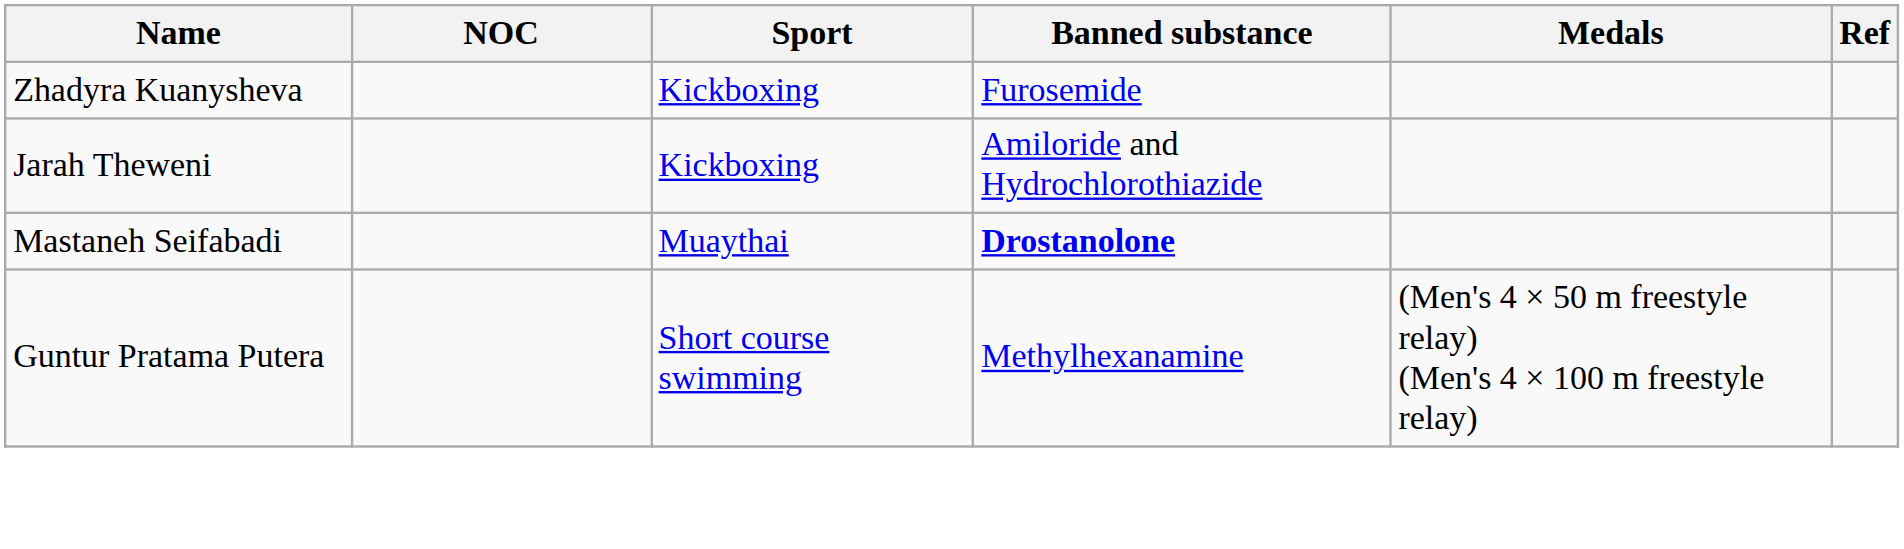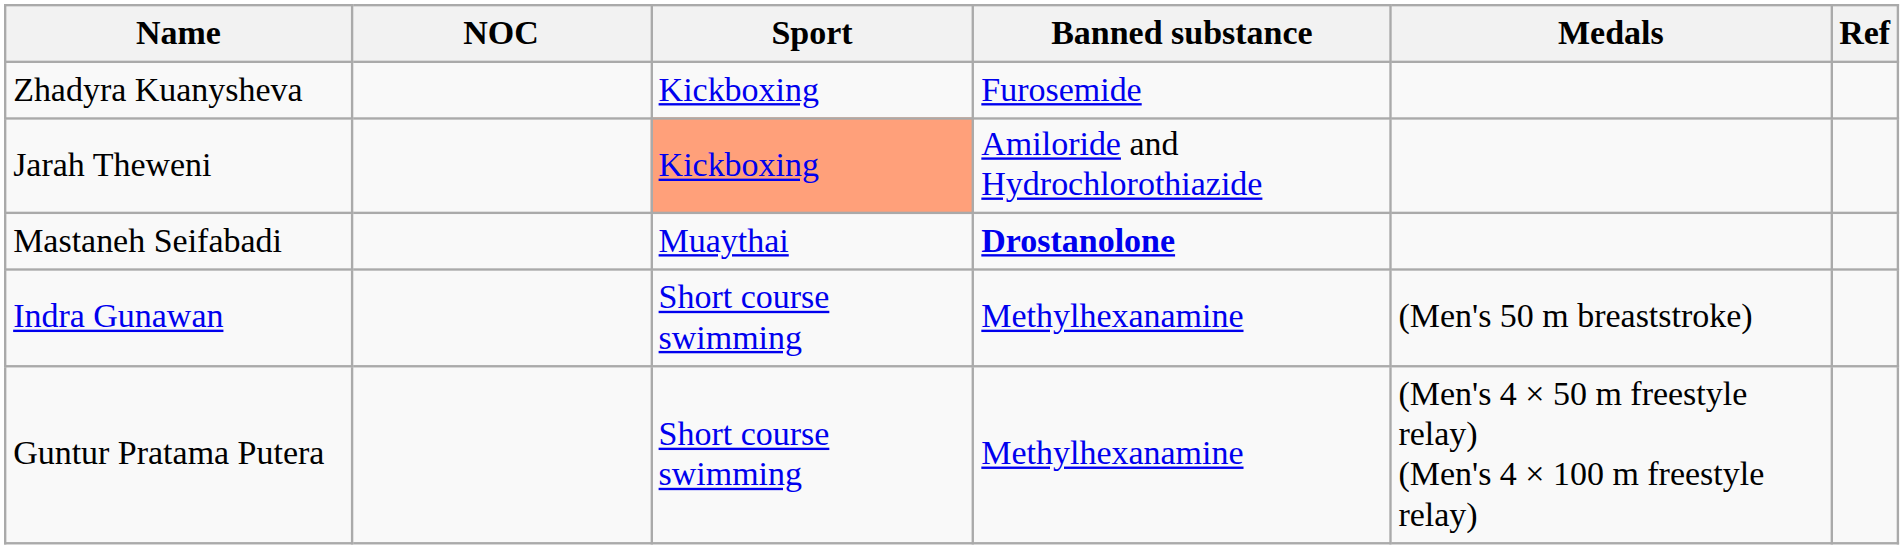(739, 165) no background -> (739, 165) lightsalmon background
+ row: (118, 317)
